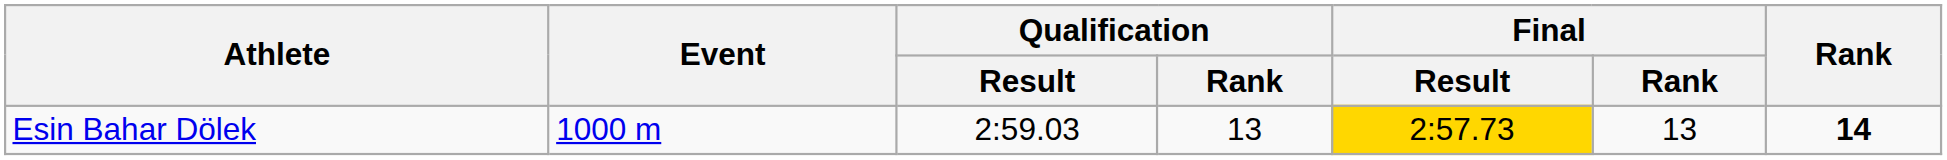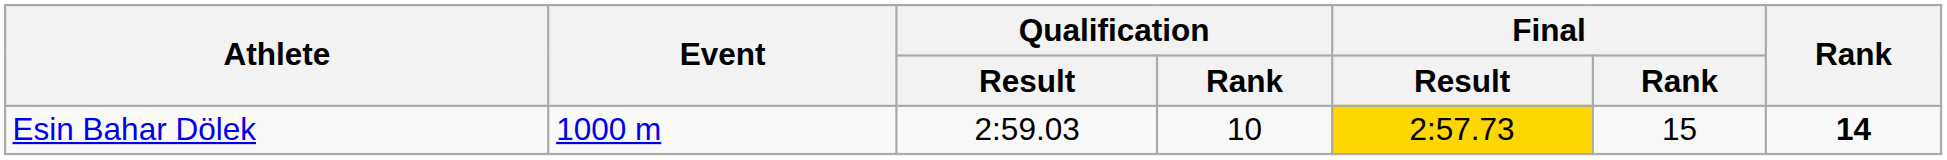(1245, 130) 13 -> (1245, 130) 10
(1680, 130) 13 -> (1680, 130) 15
